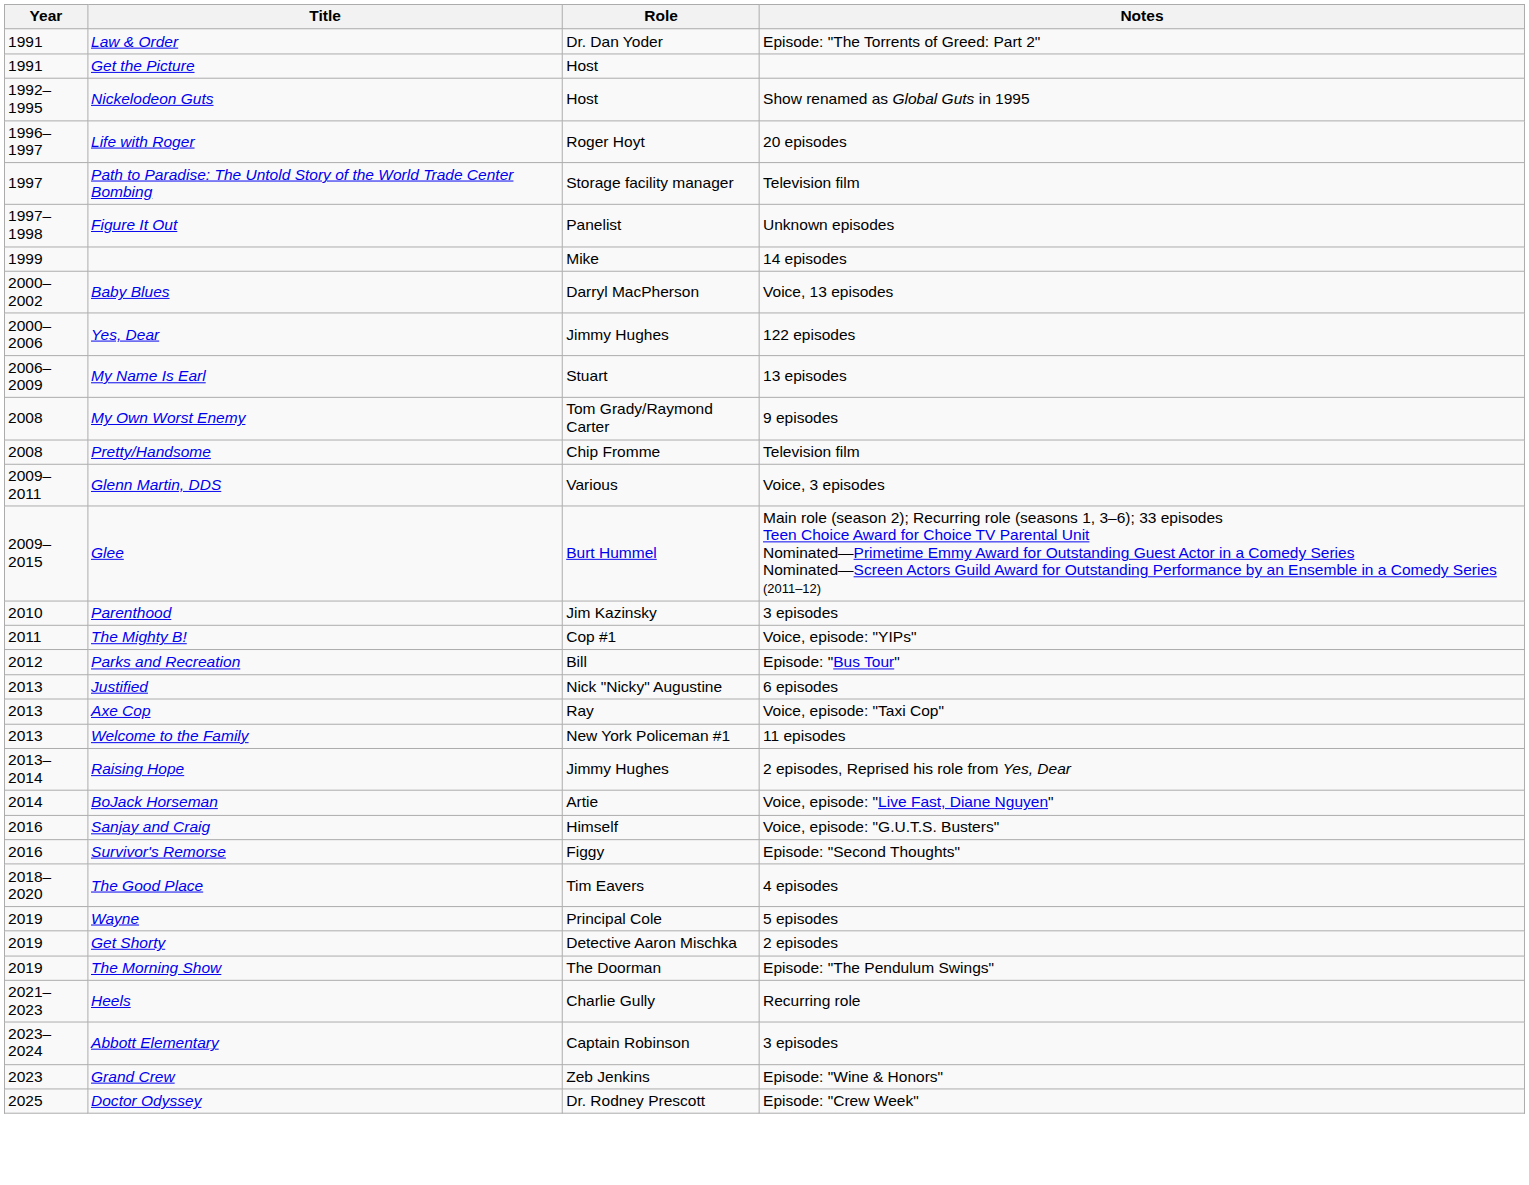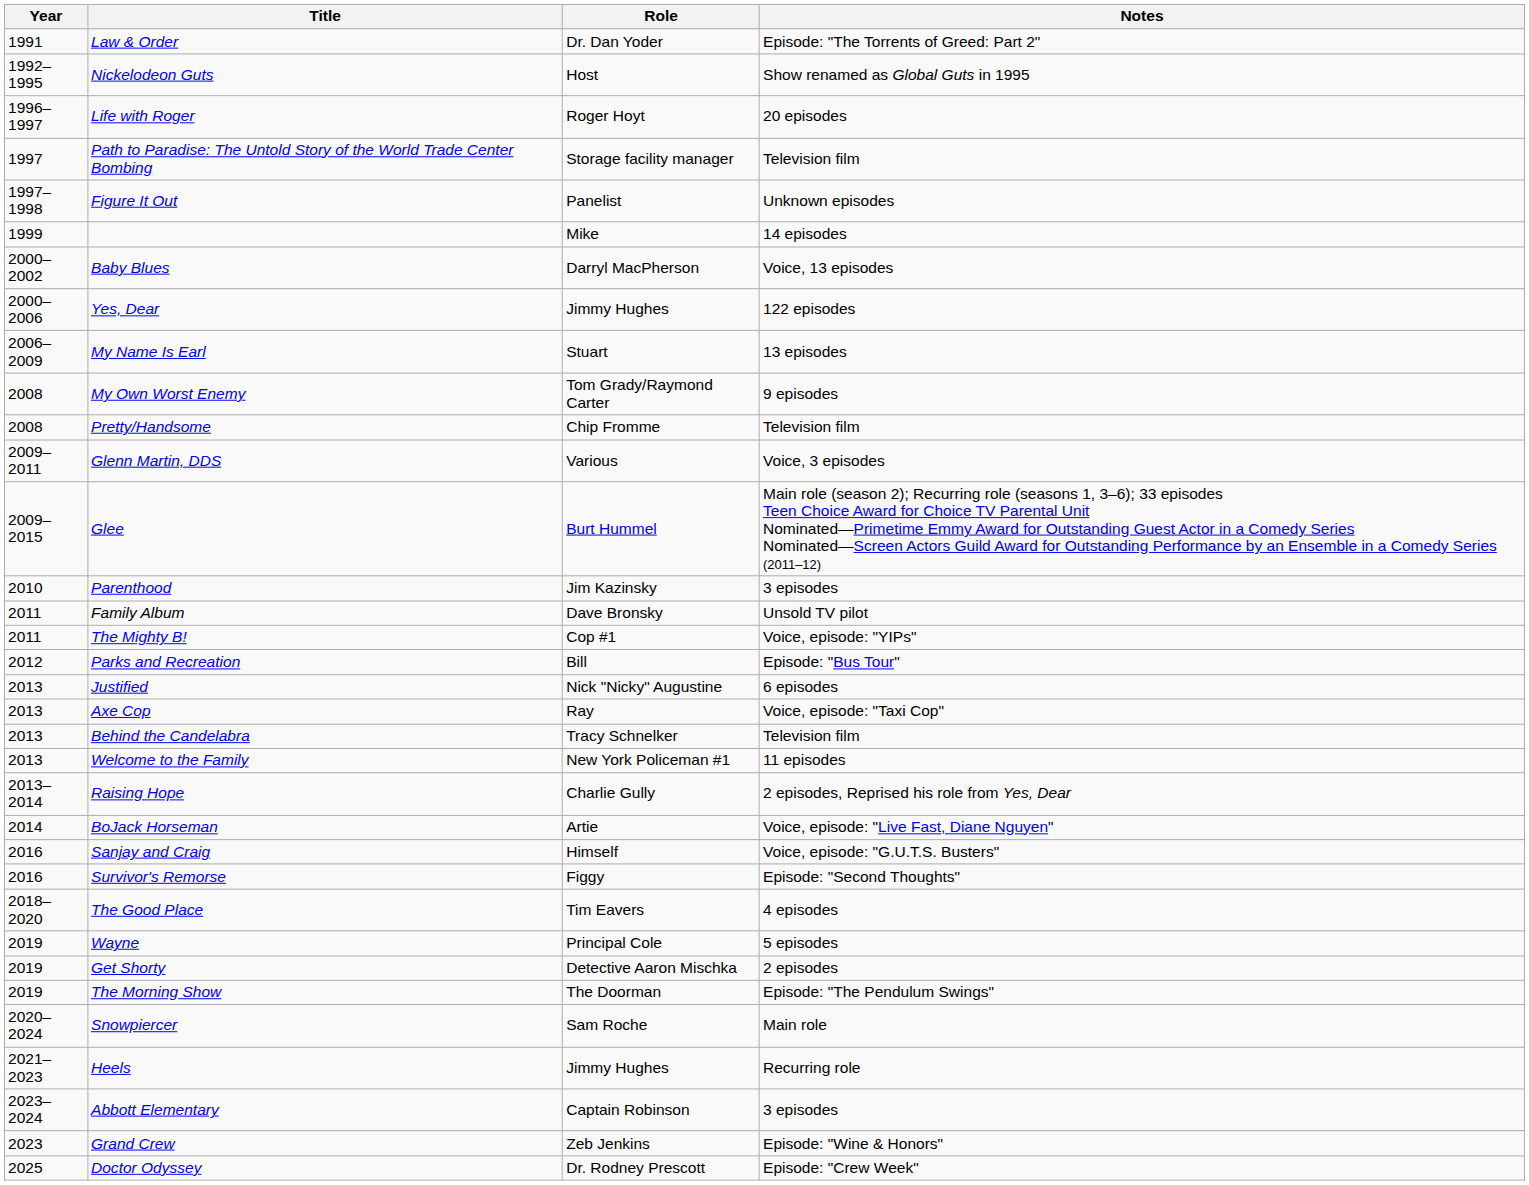- row: (143, 66)
+ row: (138, 612)
+ row: (170, 736)
(618, 769) Jimmy Hughes -> (611, 794) Charlie Gully
+ row: (134, 1025)
(611, 1001) Charlie Gully -> (618, 1067) Jimmy Hughes
